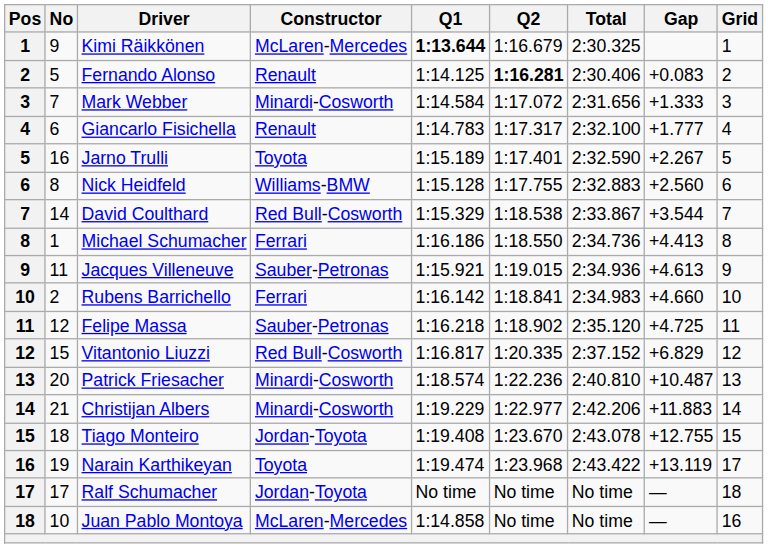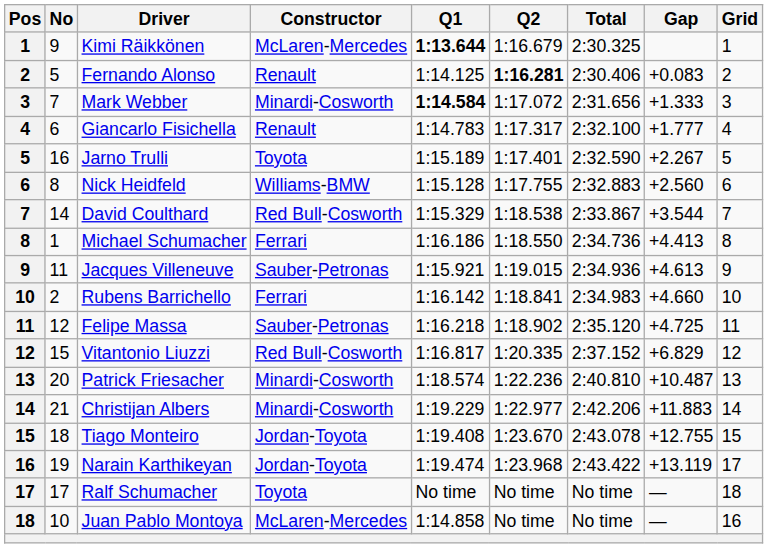(450, 102) normal -> (450, 102) bold
(281, 464) Toyota -> (311, 464) Jordan-Toyota
(311, 492) Jordan-Toyota -> (281, 492) Toyota
